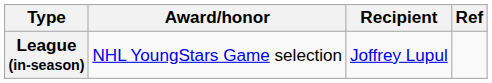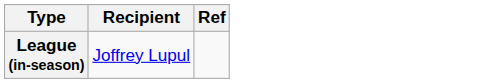- column: (217, 18)
